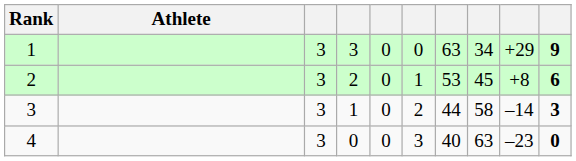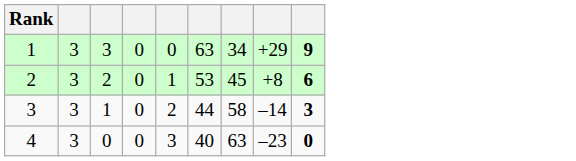- column: (181, 19)
